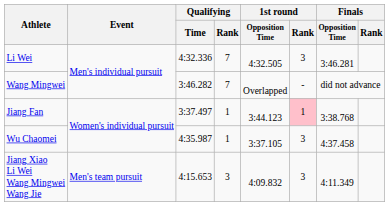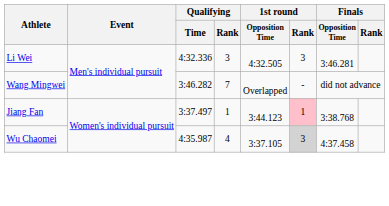(227, 58) 7 -> (227, 58) 3
(227, 139) 1 -> (227, 139) 4
(303, 139) no background -> (303, 139) lightgrey background
- row: (36, 177)
